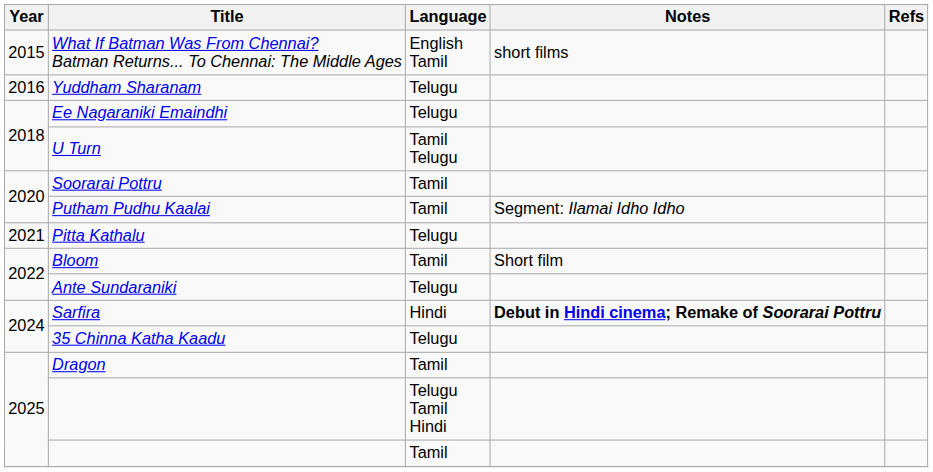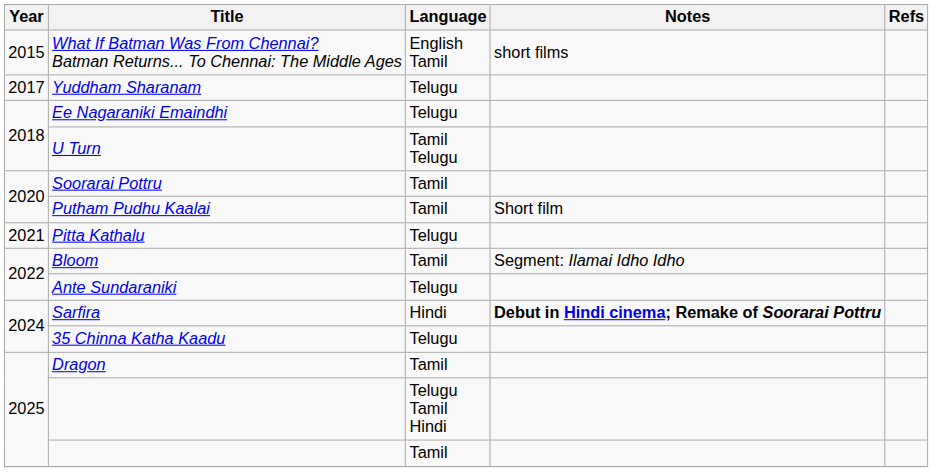(26, 87) 2016 -> (26, 87) 2017
(589, 209) Segment: Ilamai Idho Idho -> (529, 209) Short film
(529, 261) Short film -> (589, 261) Segment: Ilamai Idho Idho
